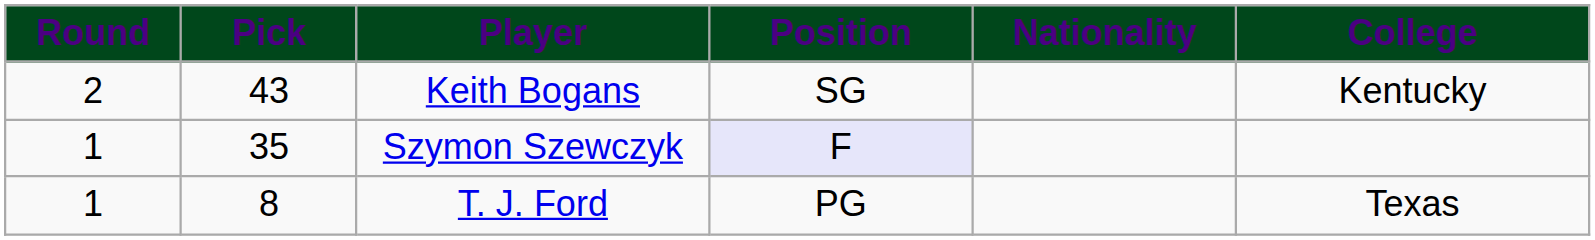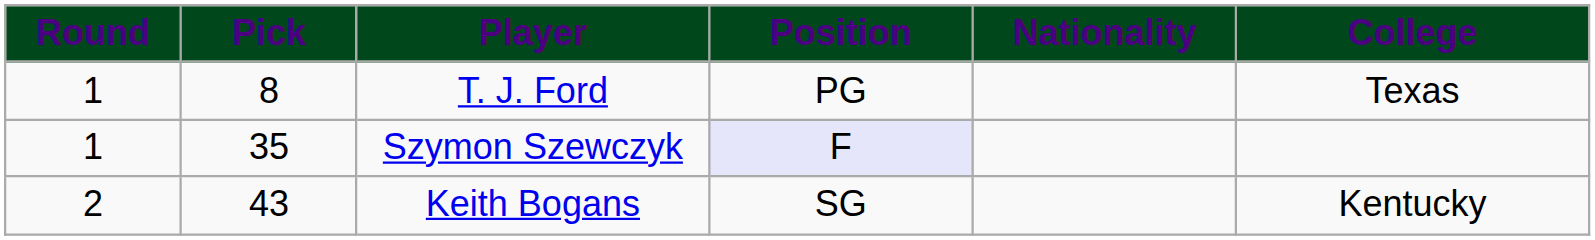rows swapped: (533, 204) <-> (533, 90)
